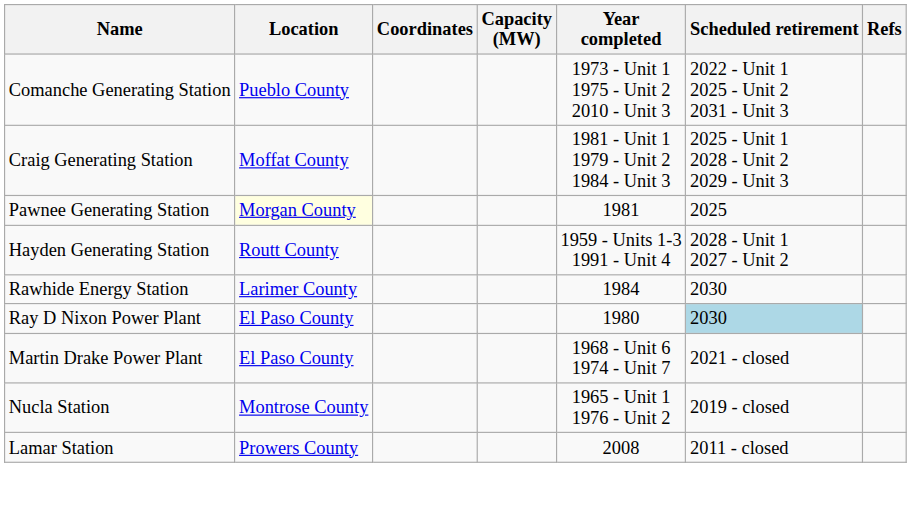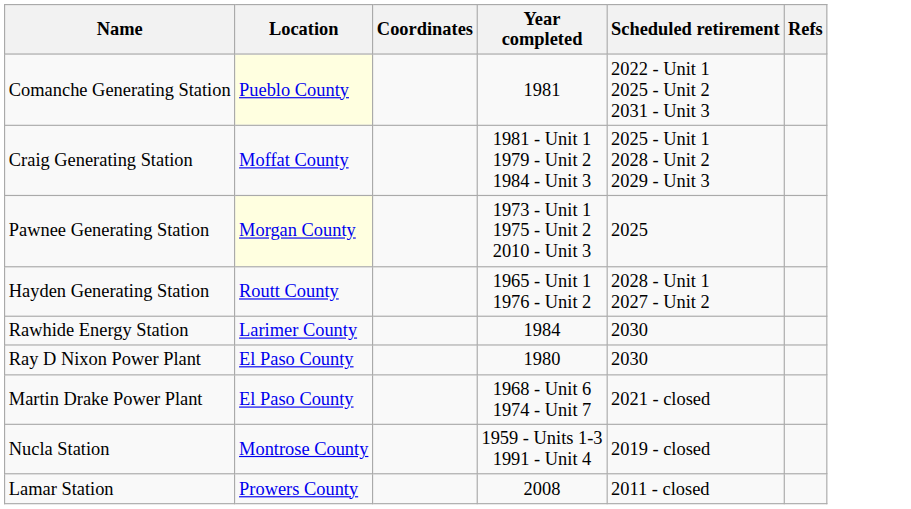- column: (517, 29)
(294, 89) no background -> (294, 89) lightyellow background
(621, 89) 1973 - Unit 1 1975 - Unit 2 2010 - Unit 3 -> (542, 89) 1981
(621, 210) 1981 -> (542, 230) 1973 - Unit 1 1975 - Unit 2 2010 - Unit 3
(621, 249) 1959 - Units 1-3 1991 - Unit 4 -> (542, 291) 1965 - Unit 1 1976 - Unit 2
(708, 318) lightblue background -> (629, 359) no background
(621, 407) 1965 - Unit 1 1976 - Unit 2 -> (542, 449) 1959 - Units 1-3 1991 - Unit 4
